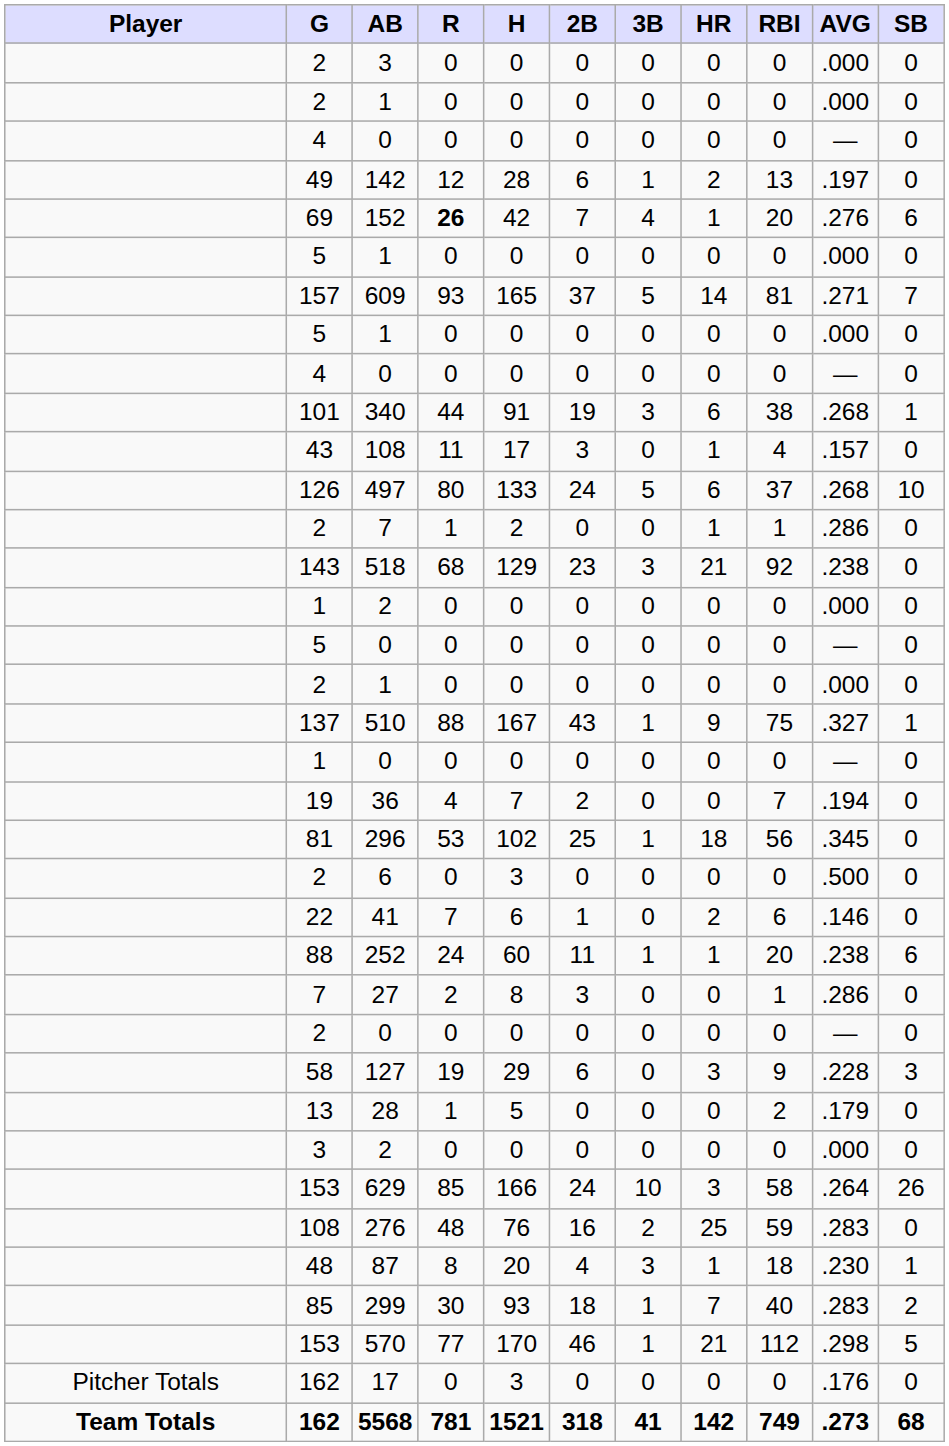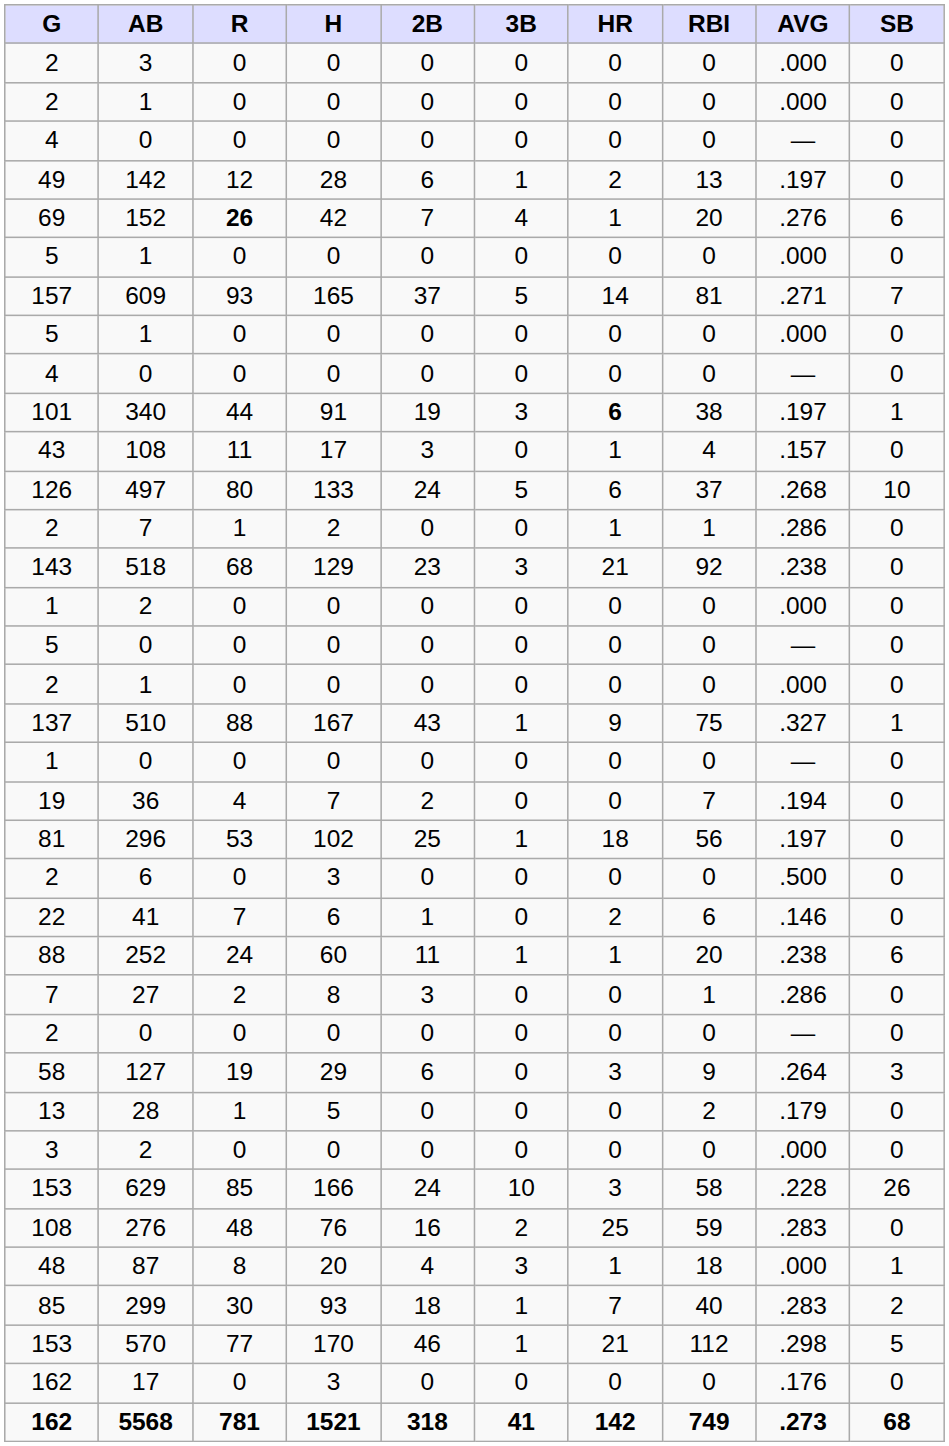- column: (146, 23)
(714, 412) normal -> (615, 412) bold
(845, 412) .268 -> (803, 412) .197
(845, 839) .345 -> (803, 839) .197
(845, 1072) .228 -> (803, 1072) .264
(845, 1188) .264 -> (803, 1188) .228
(845, 1266) .230 -> (803, 1266) .000
